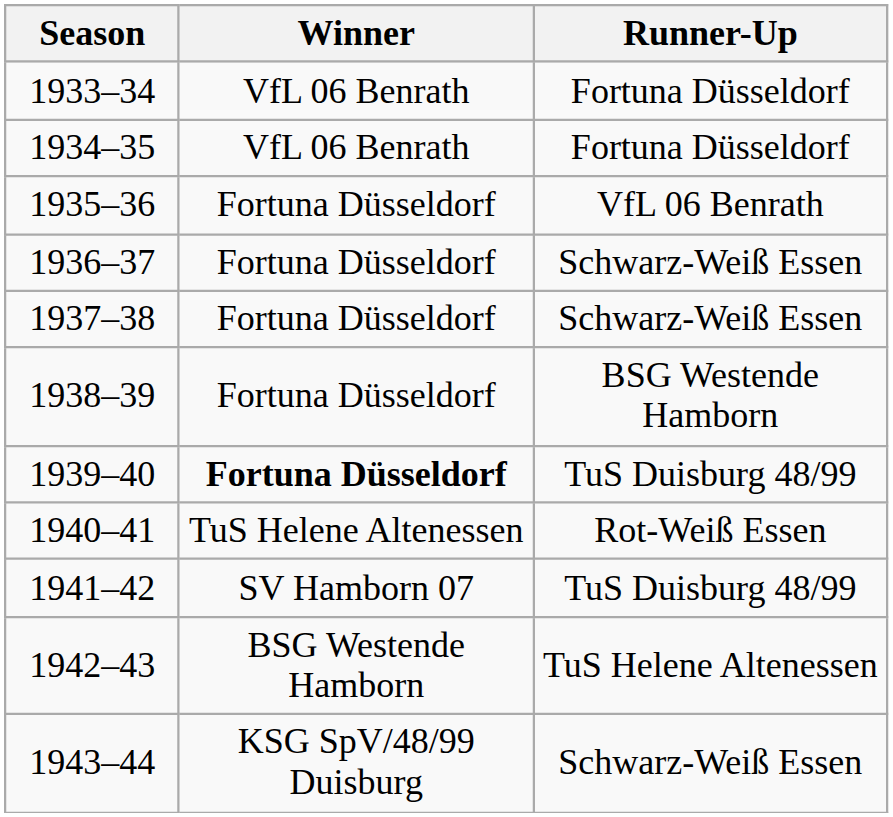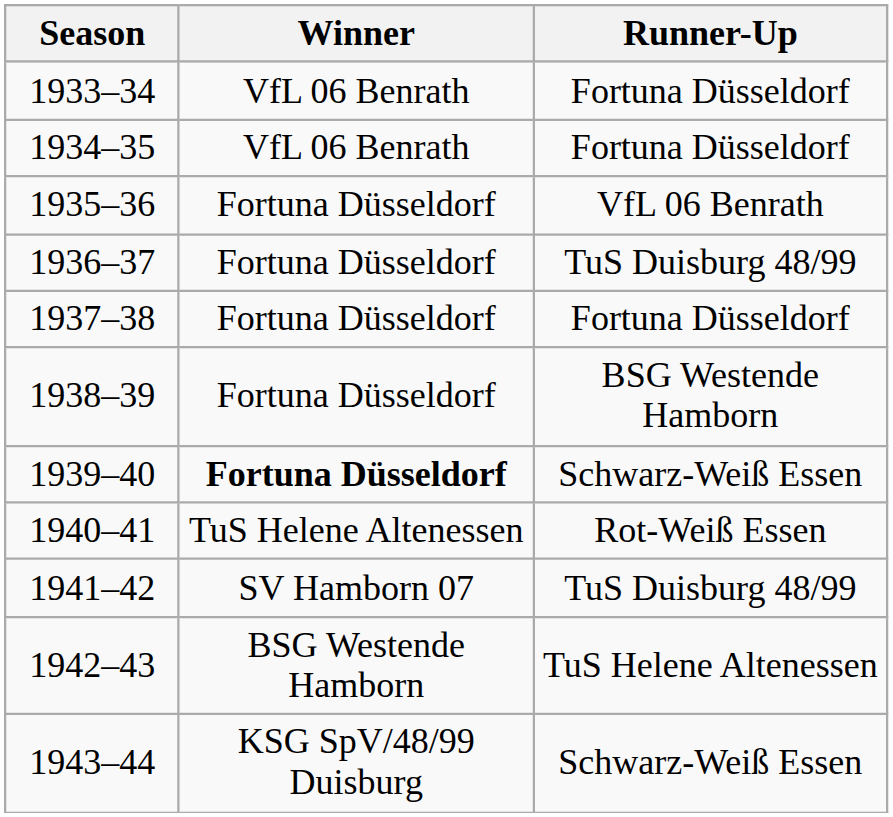(710, 261) Schwarz-Weiß Essen -> (710, 261) TuS Duisburg 48/99
(710, 318) Schwarz-Weiß Essen -> (710, 318) Fortuna Düsseldorf
(710, 473) TuS Duisburg 48/99 -> (710, 473) Schwarz-Weiß Essen
